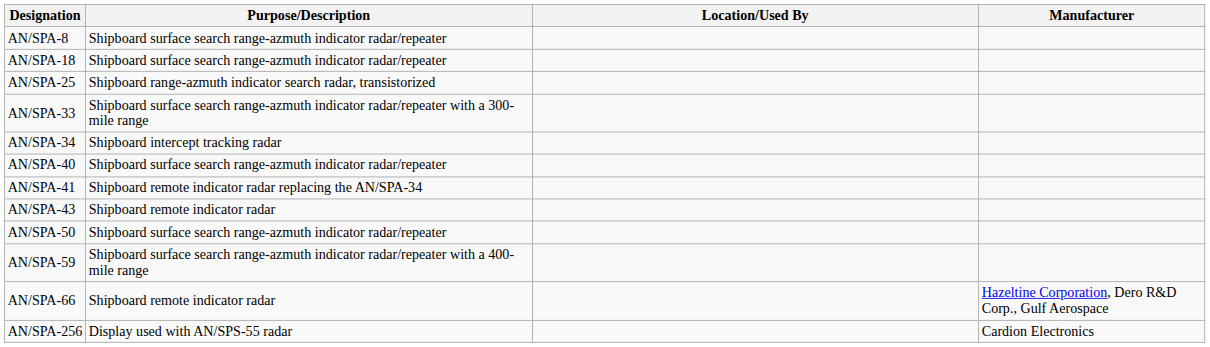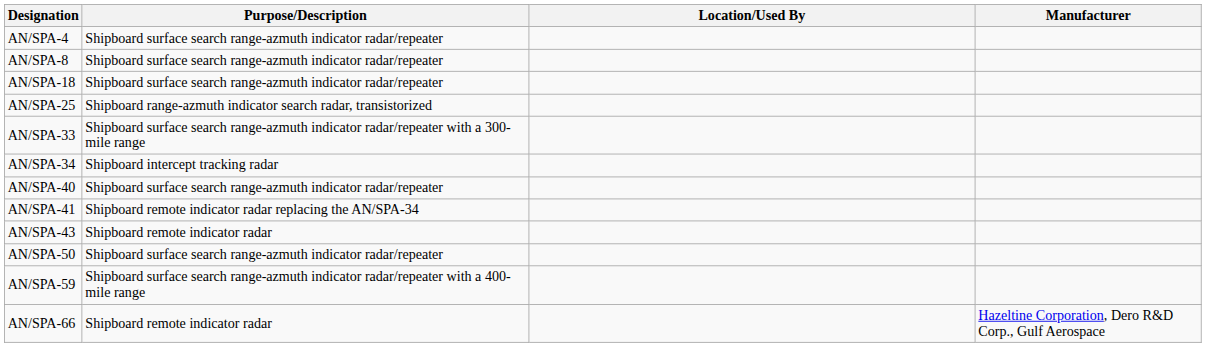+ row: (38, 37)
- row: (45, 331)
